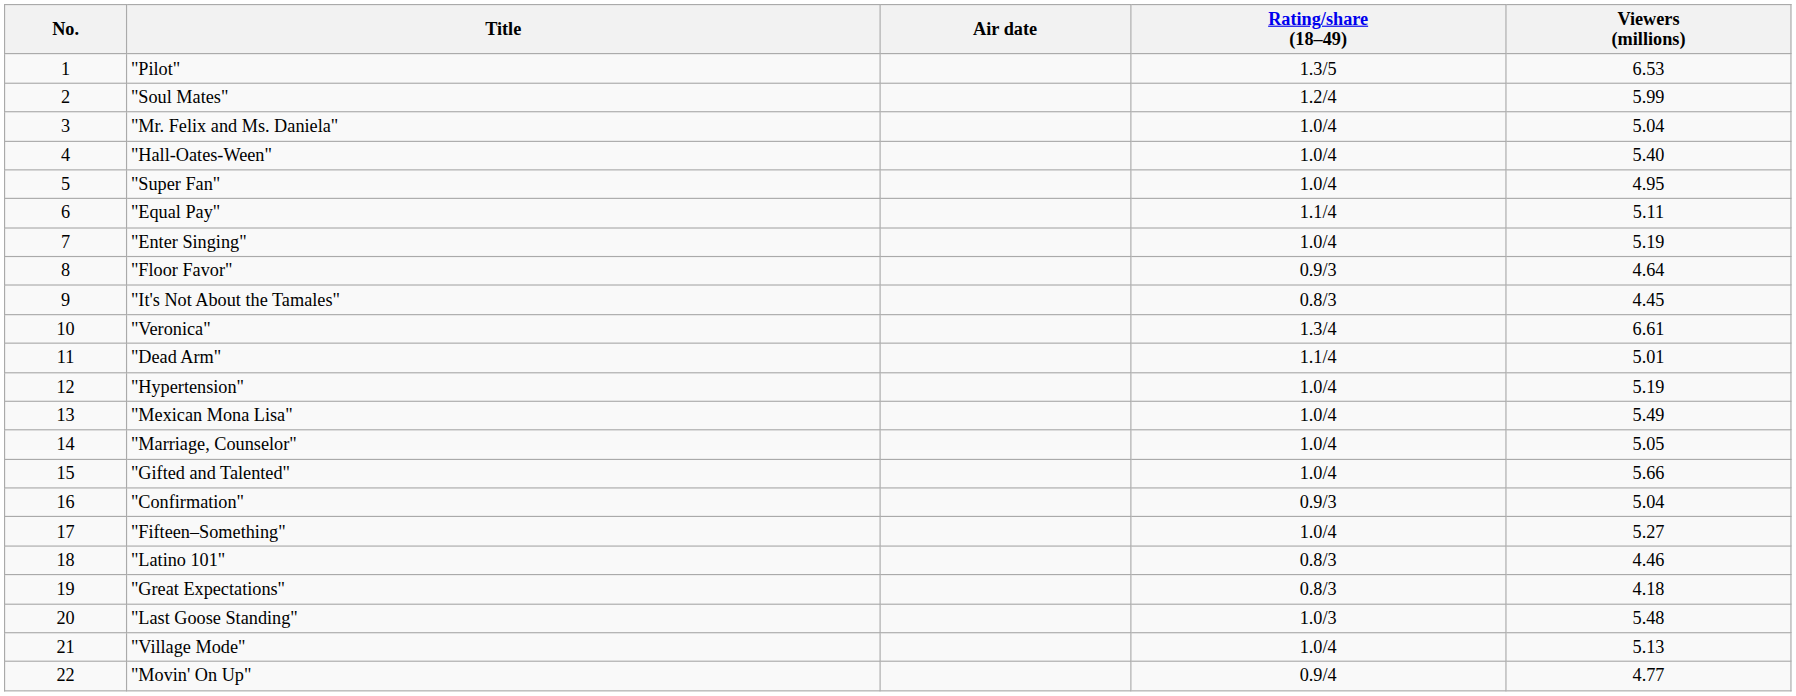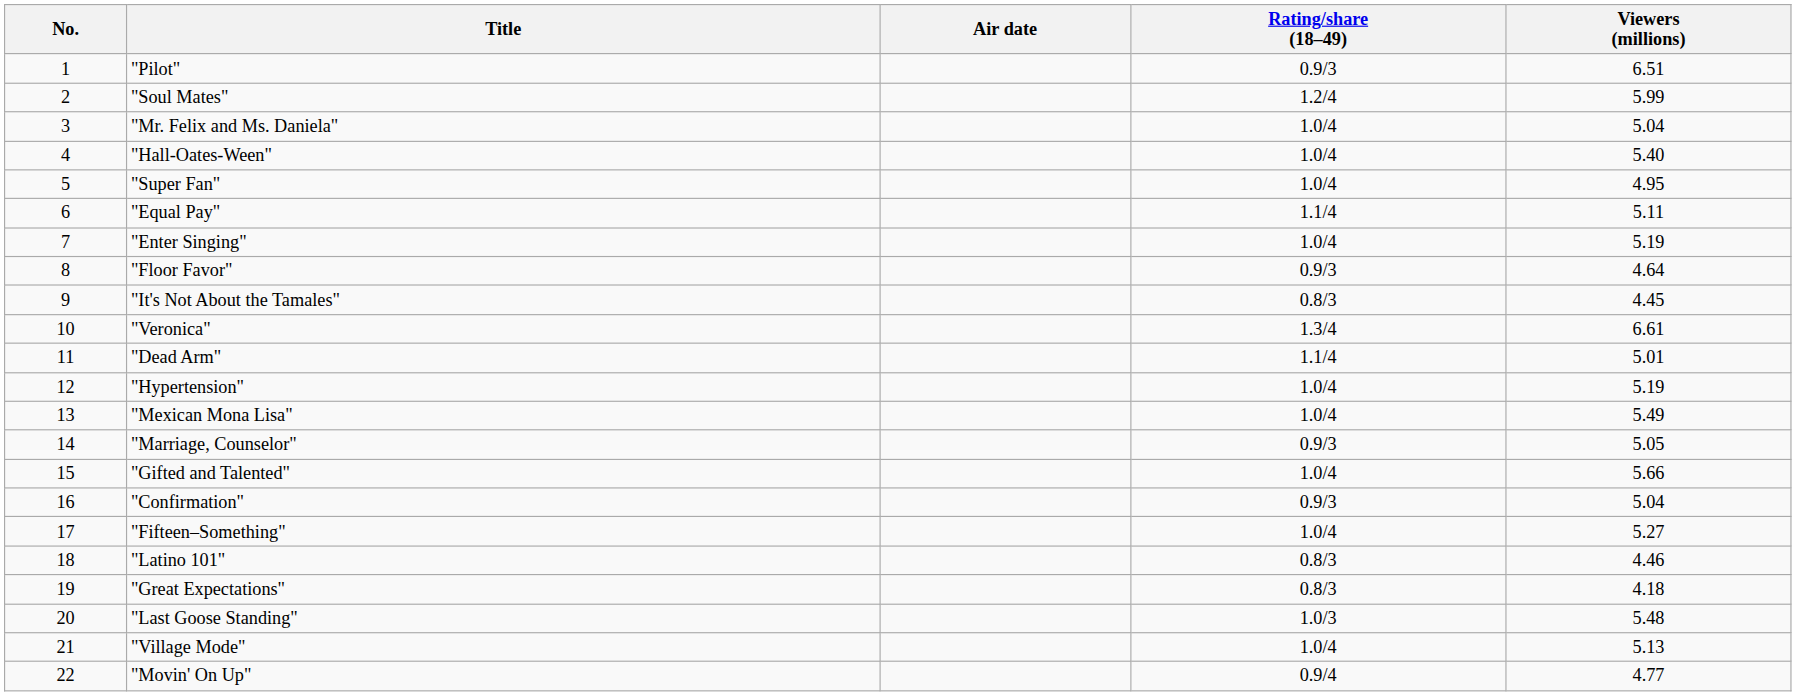(1318, 68) 1.3/5 -> (1318, 68) 0.9/3
(1648, 68) 6.53 -> (1648, 68) 6.51
(1318, 444) 1.0/4 -> (1318, 444) 0.9/3
